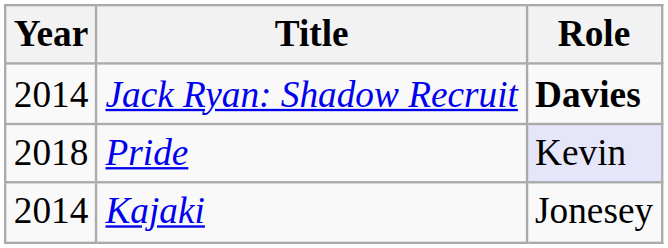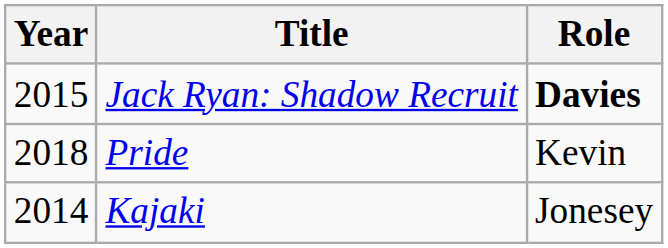(51, 93) 2014 -> (51, 93) 2015
(581, 152) lavender background -> (581, 152) no background
